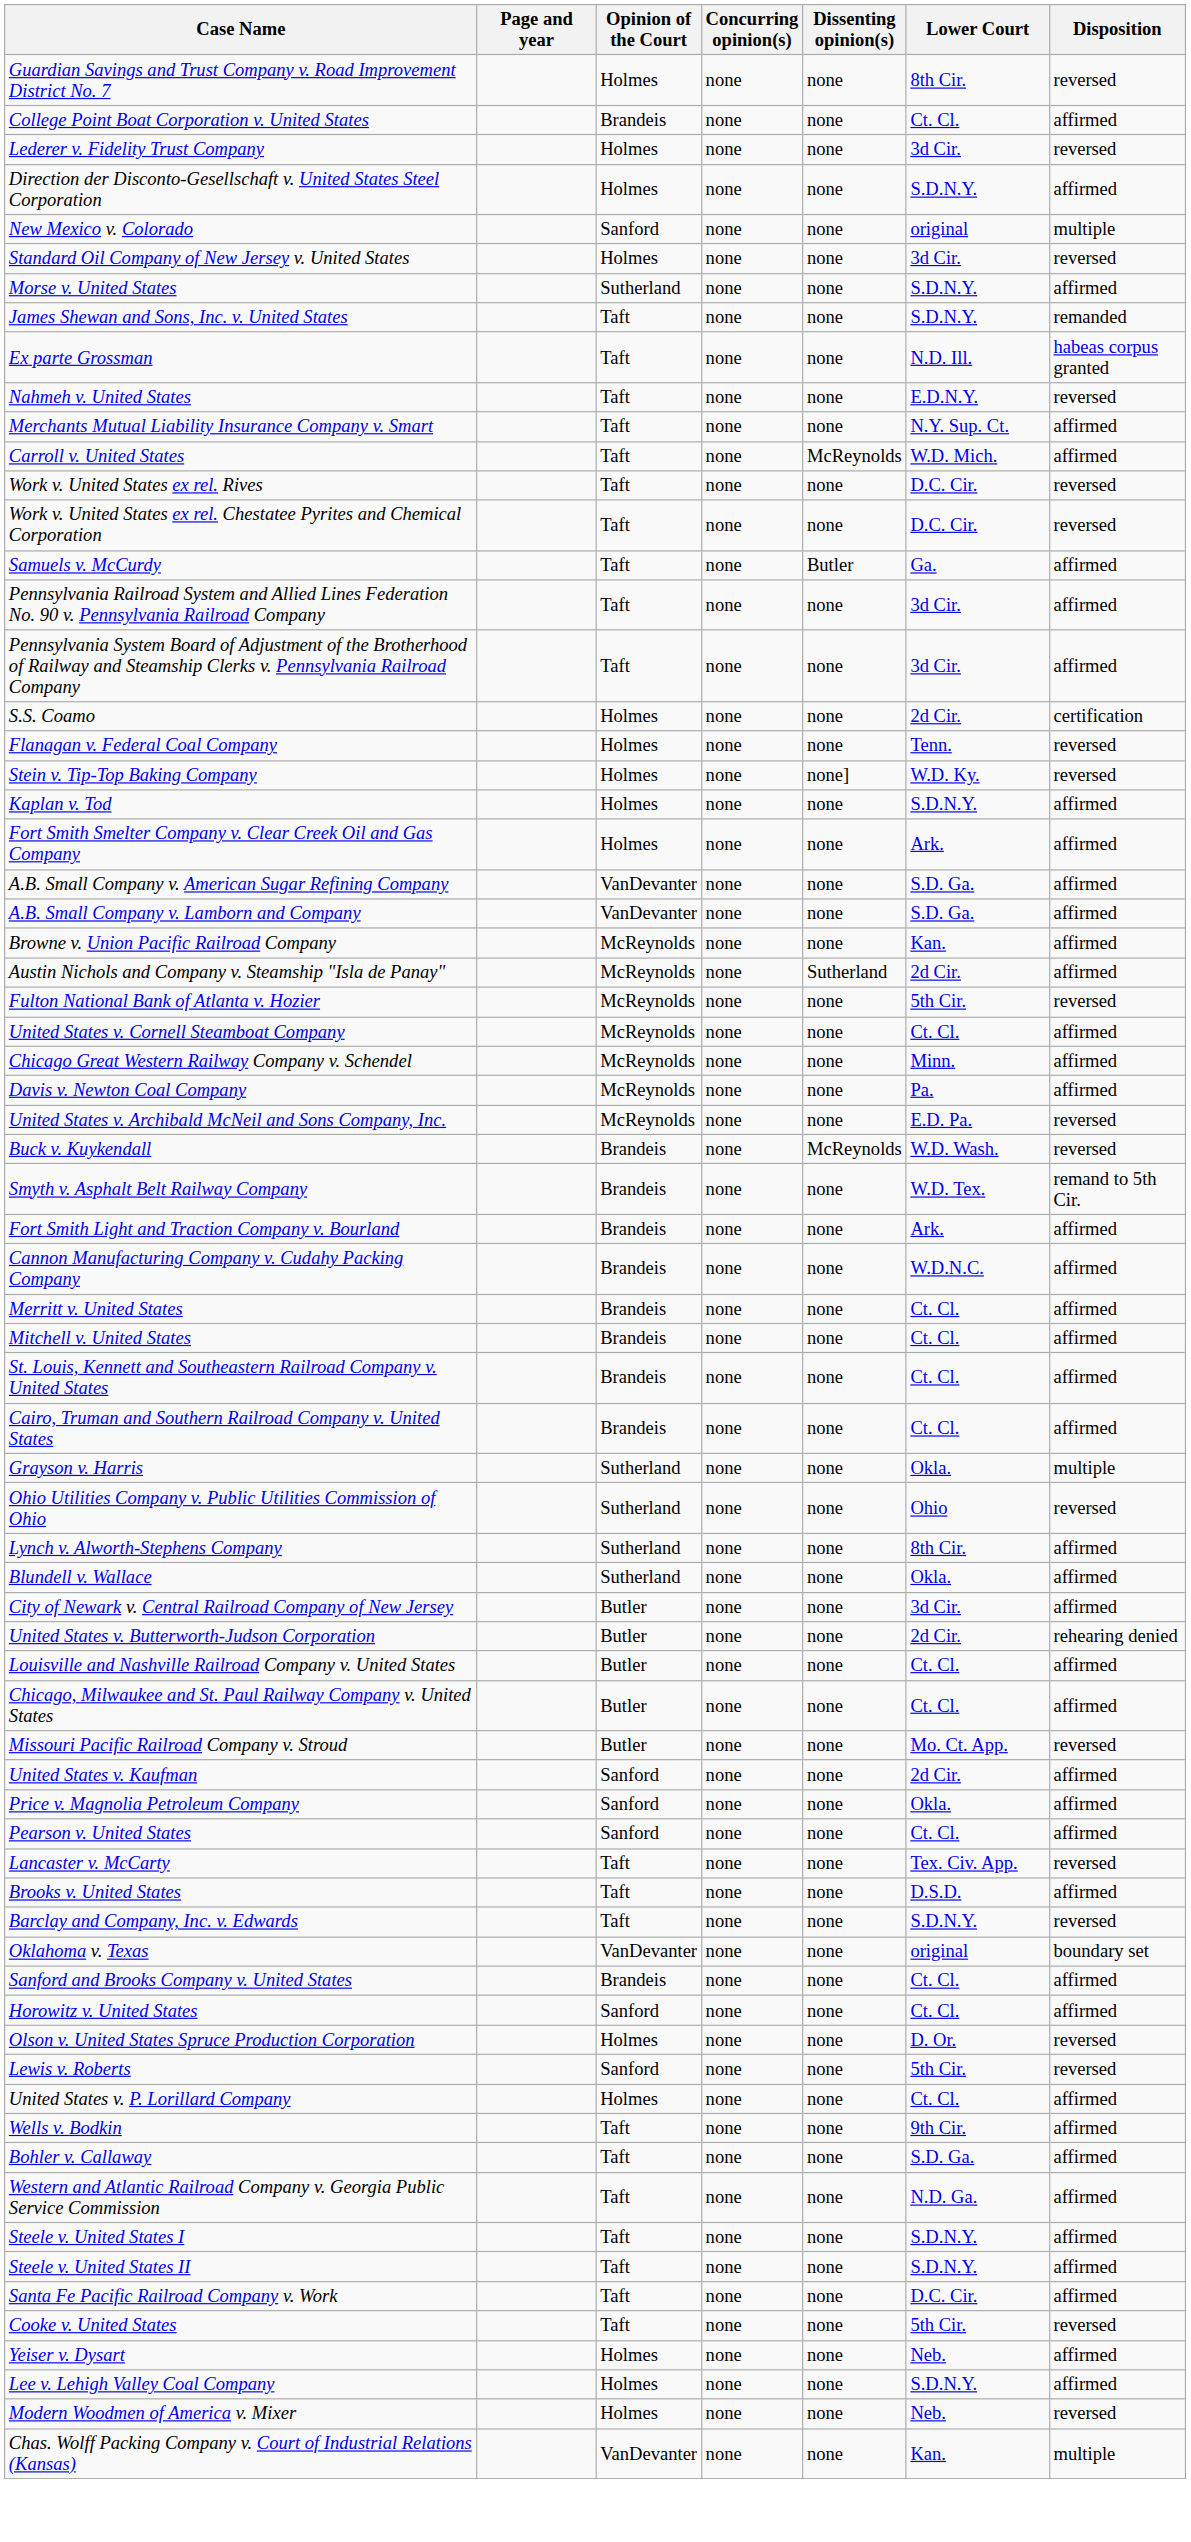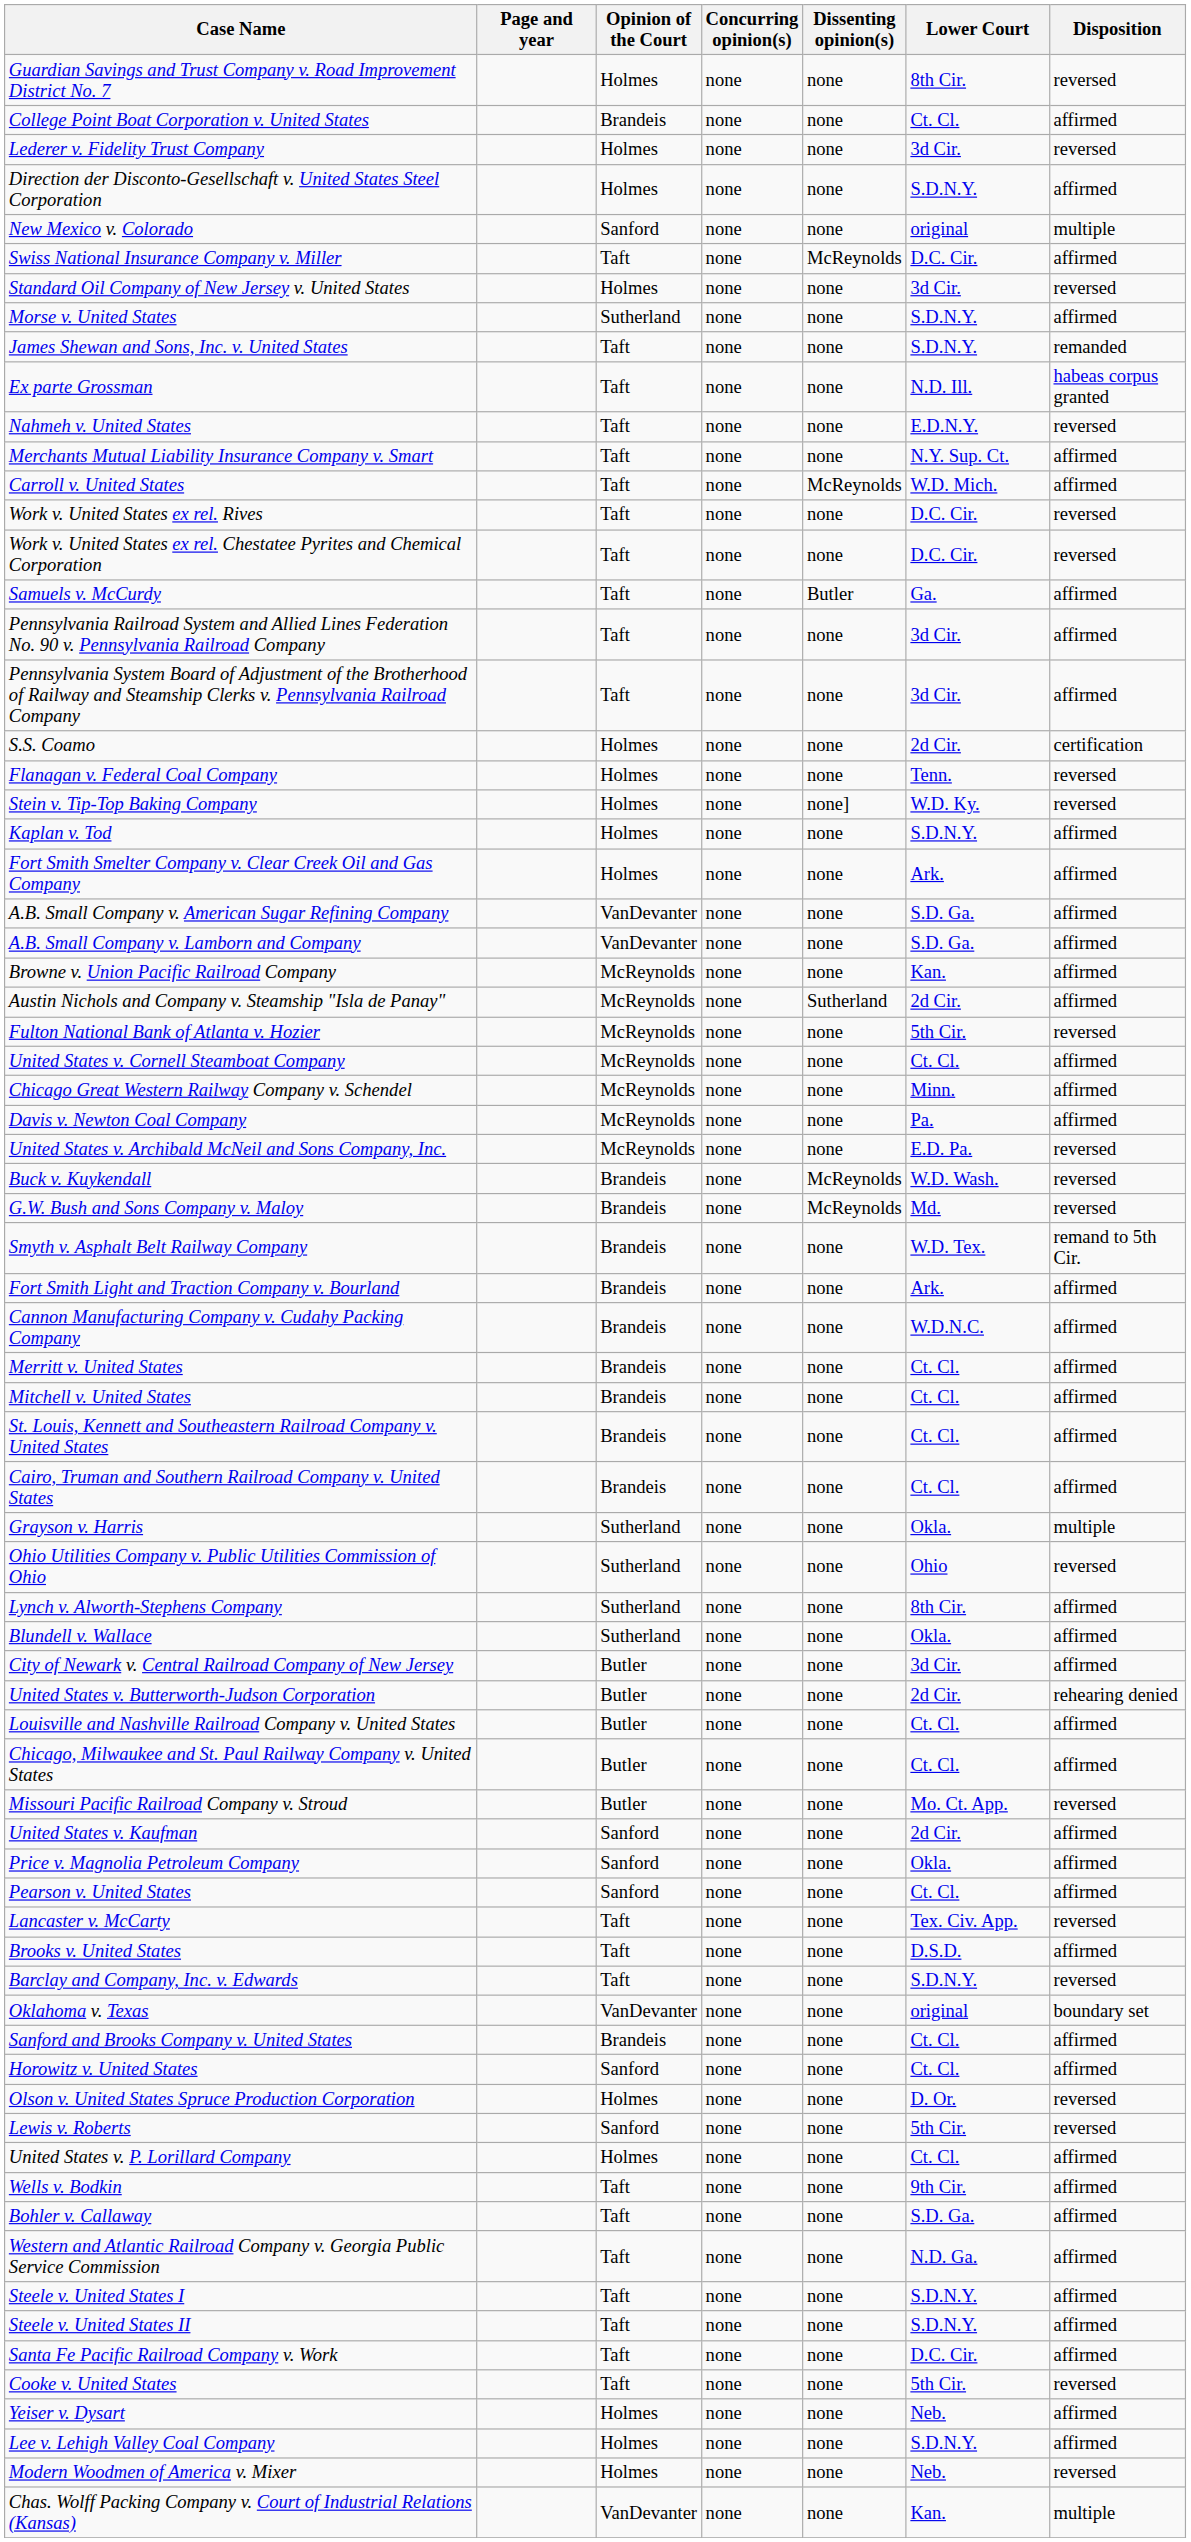+ row: (175, 258)
+ row: (156, 1207)
